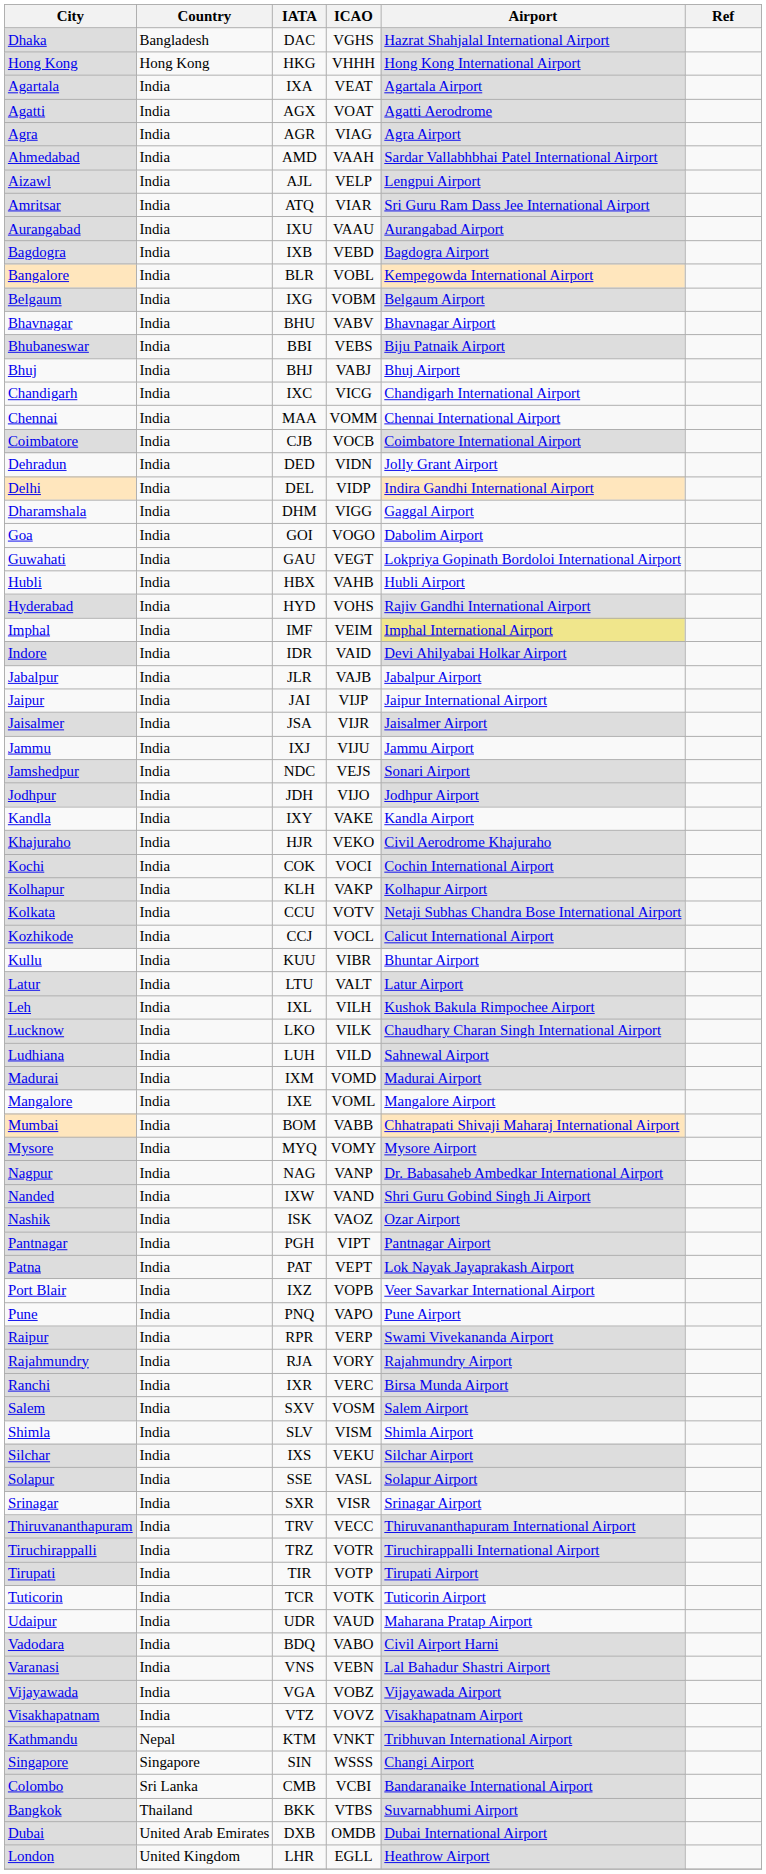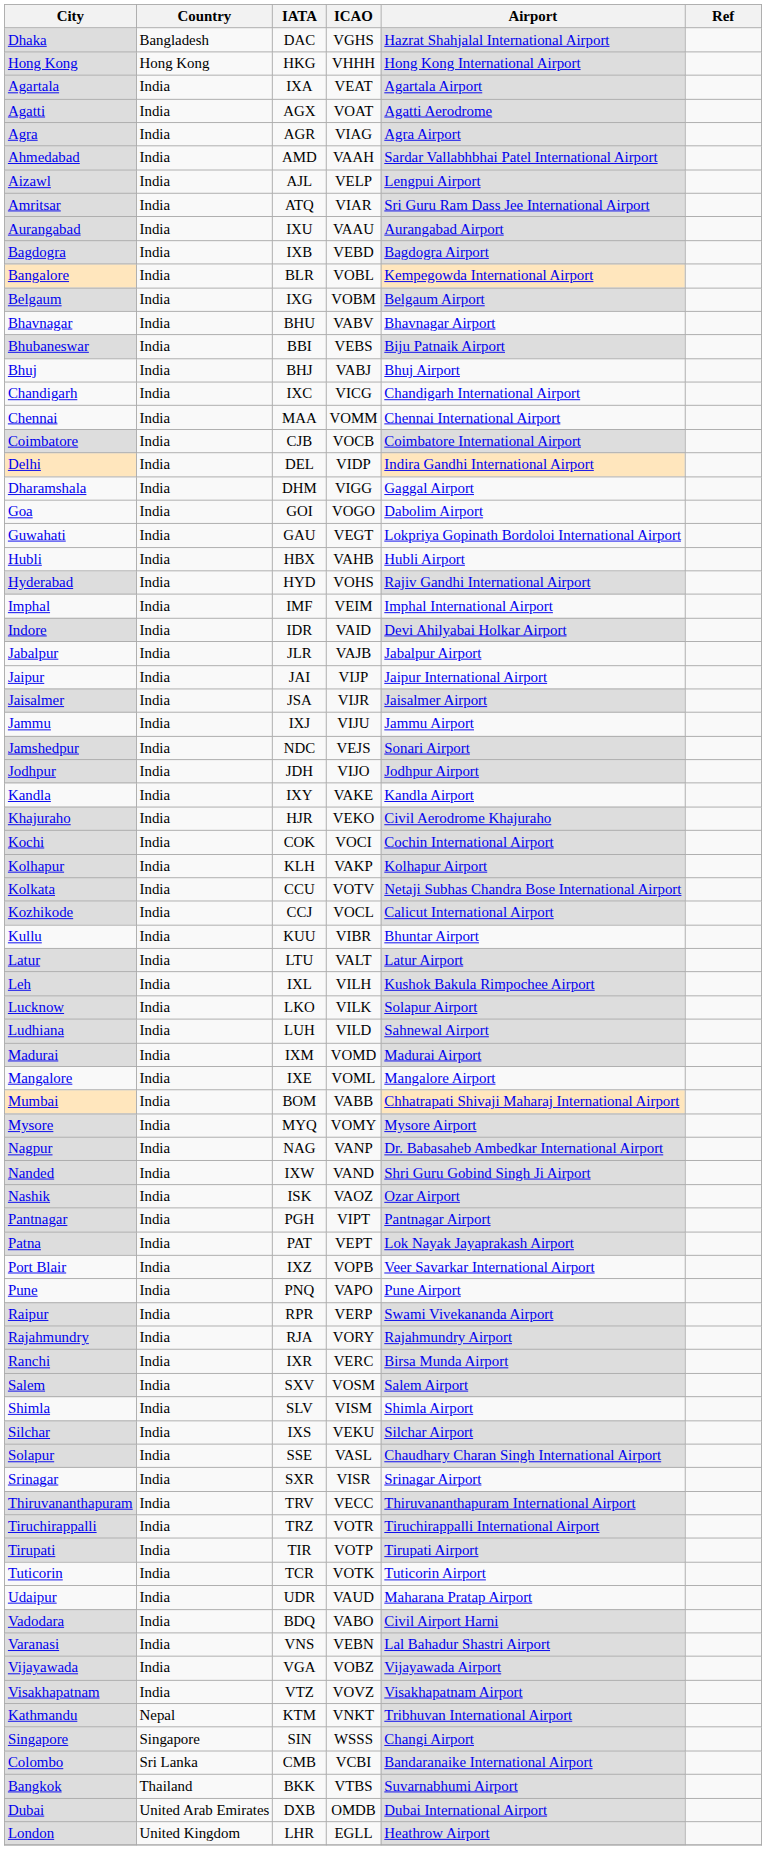- row: (37, 464)
(469, 629) khaki background -> (469, 606) no background
(523, 1031) Chaudhary Charan Singh International Airport -> (431, 1007) Solapur Airport
(431, 1479) Solapur Airport -> (523, 1455) Chaudhary Charan Singh International Airport
